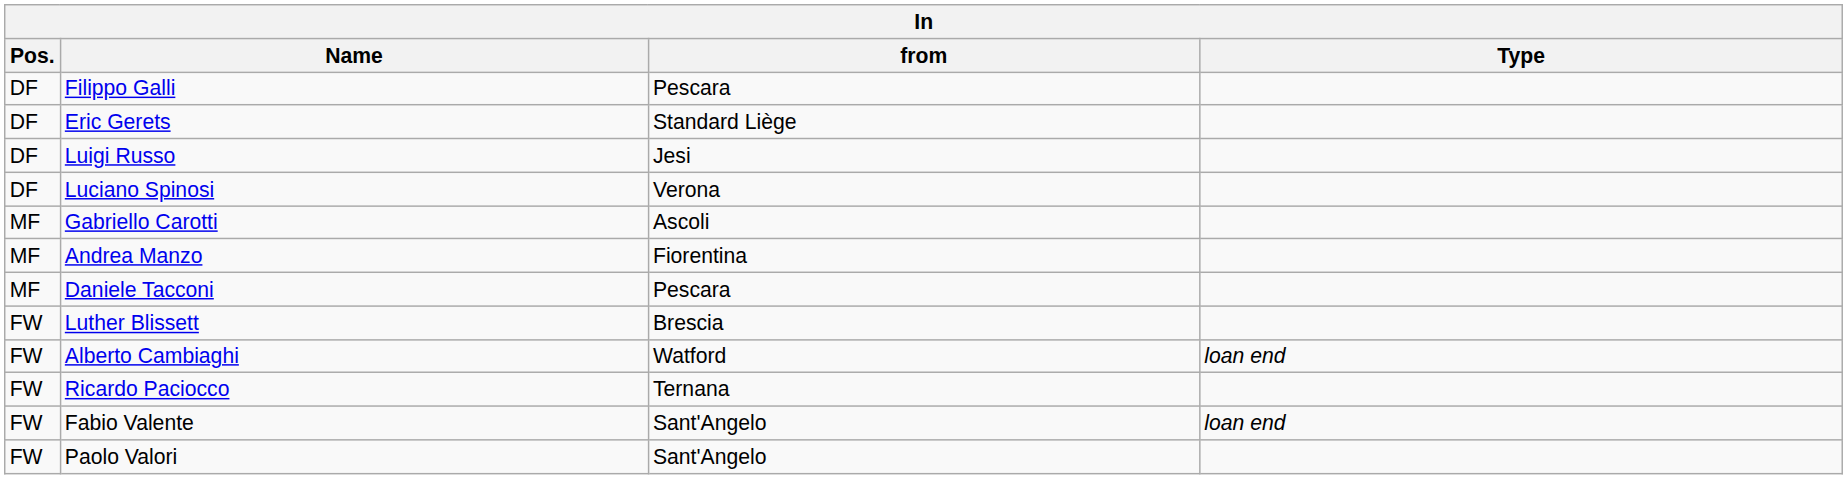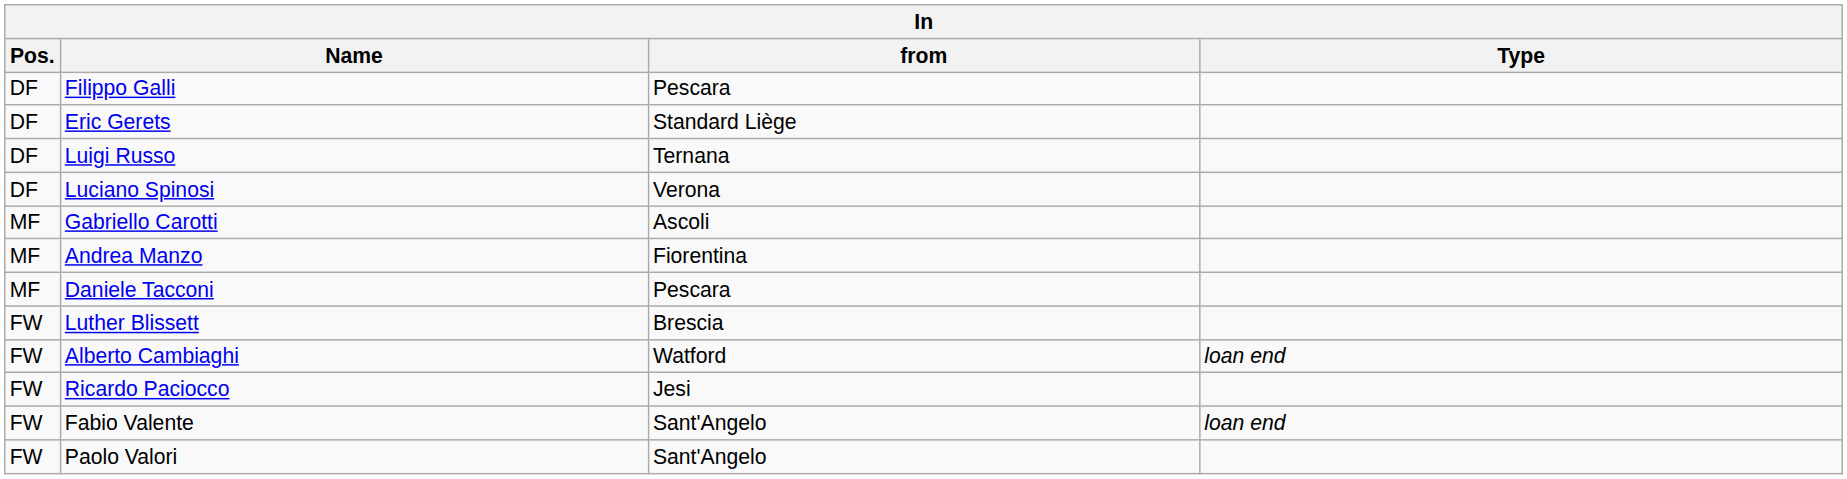(672, 156) Jesi -> (691, 156) Ternana
(691, 390) Ternana -> (672, 390) Jesi
